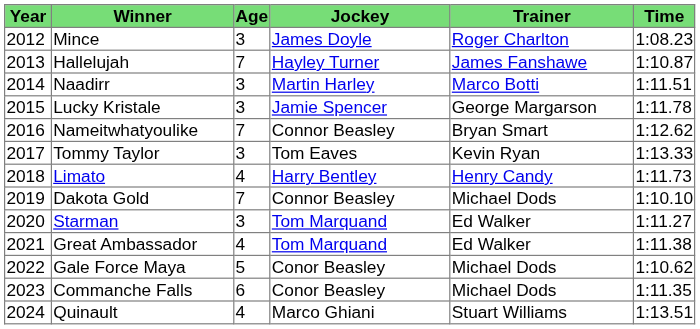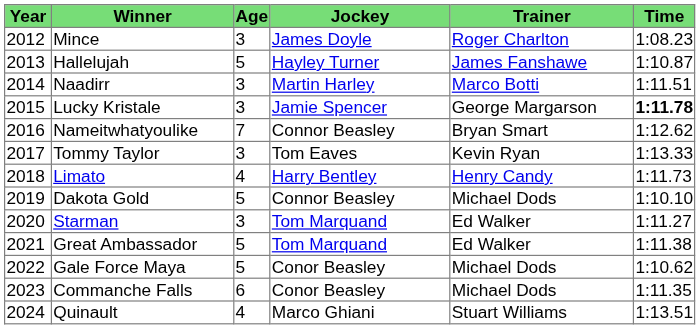(240, 62) 7 -> (240, 62) 5
(664, 107) normal -> (664, 107) bold
(240, 198) 7 -> (240, 198) 5
(240, 244) 4 -> (240, 244) 5
